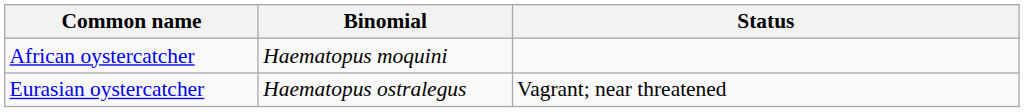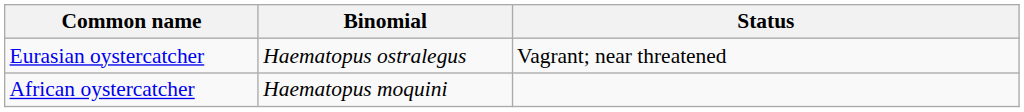rows swapped: (107, 89) <-> (102, 55)
